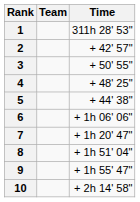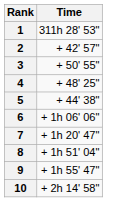- column: (53, 13)
